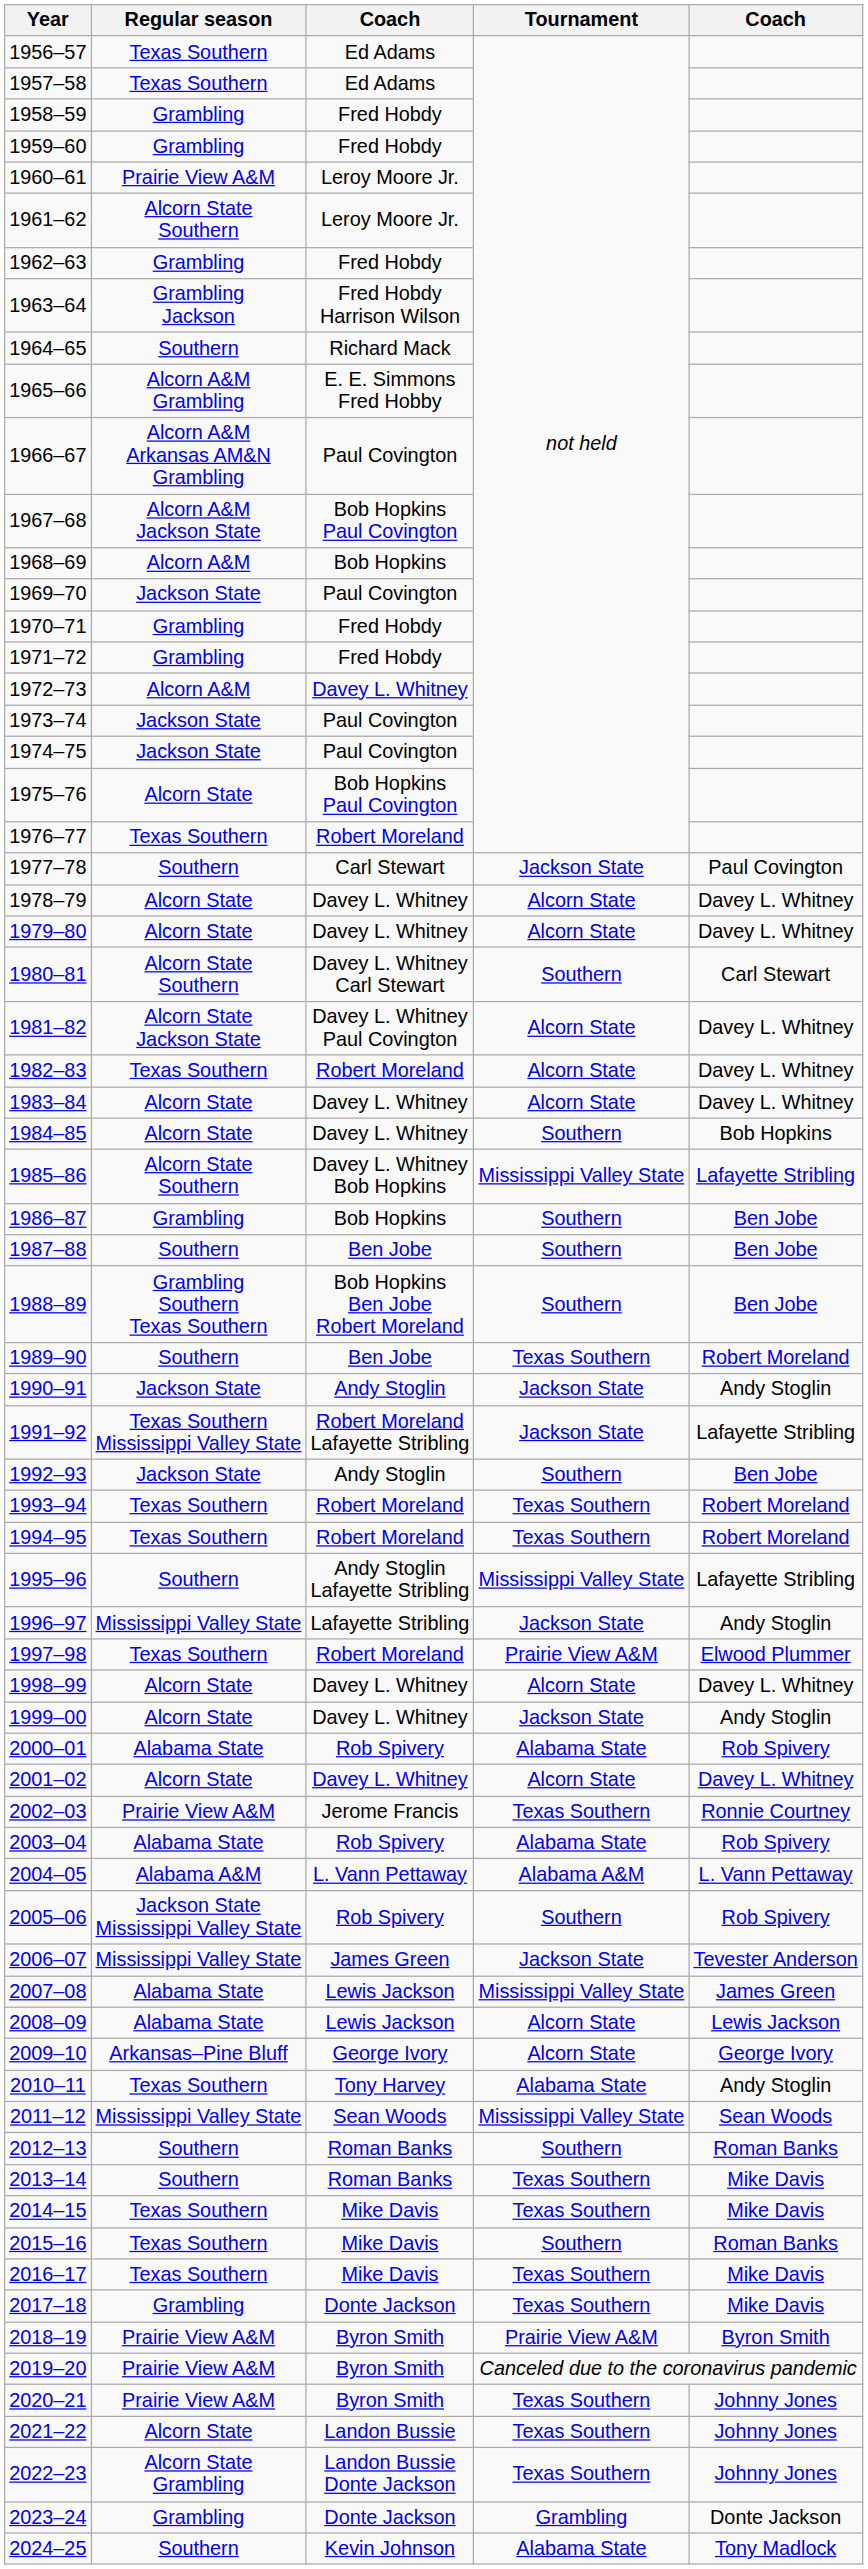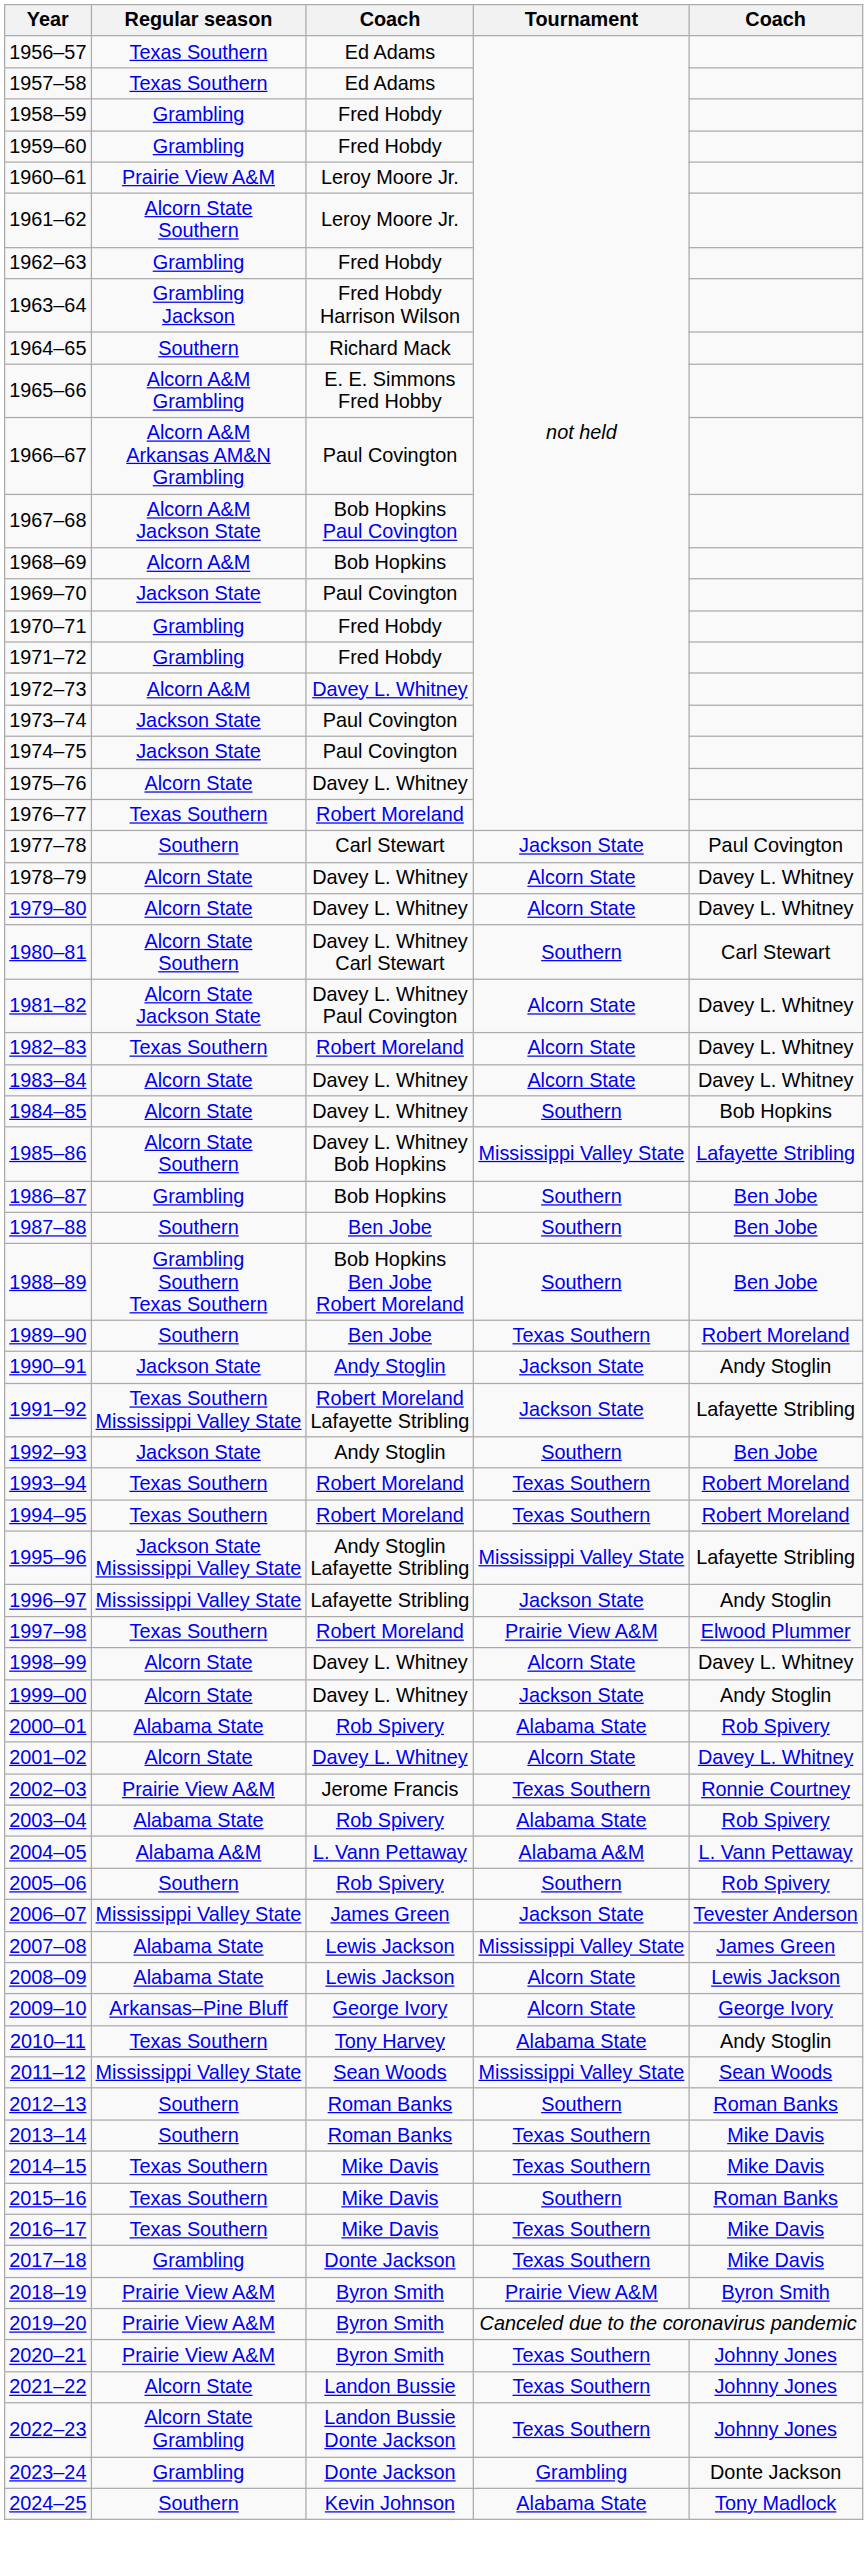(390, 794) Bob Hopkins Paul Covington -> (390, 783) Davey L. Whitney
(198, 1580) Southern -> (198, 1557) Jackson State Mississippi Valley State
(198, 1917) Jackson State Mississippi Valley State -> (198, 1883) Southern
